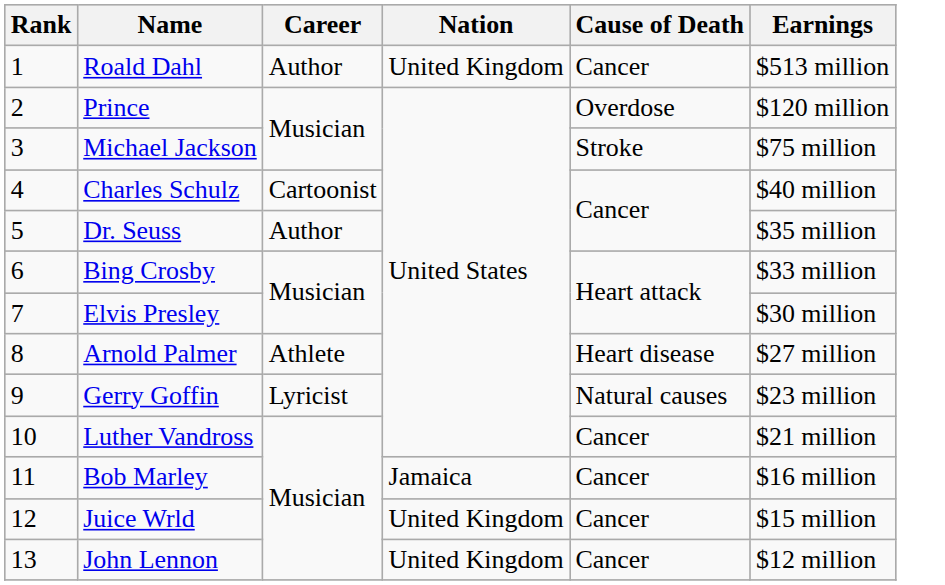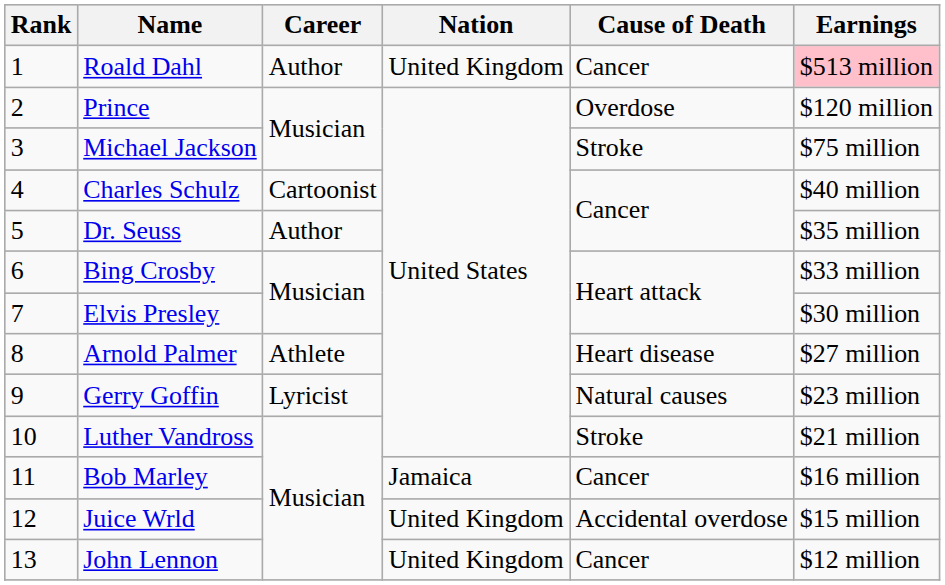(823, 66) no background -> (866, 66) pink background
(612, 436) Cancer -> (609, 436) Stroke
(612, 518) Cancer -> (682, 518) Accidental overdose
